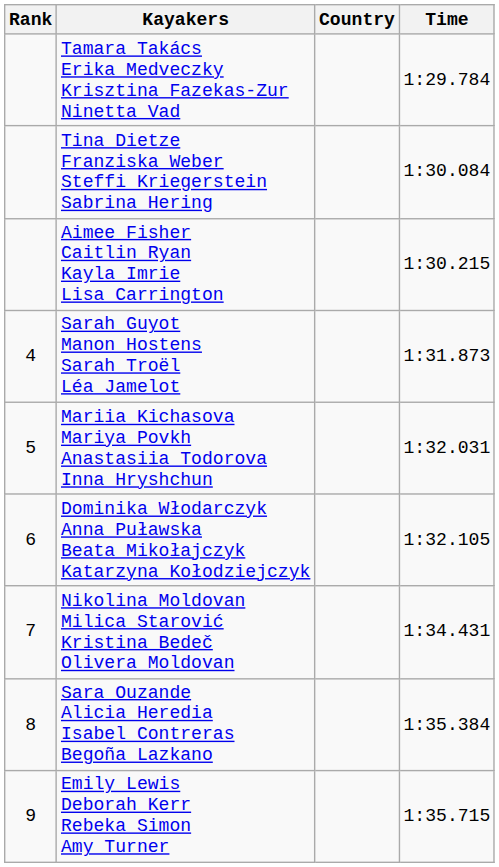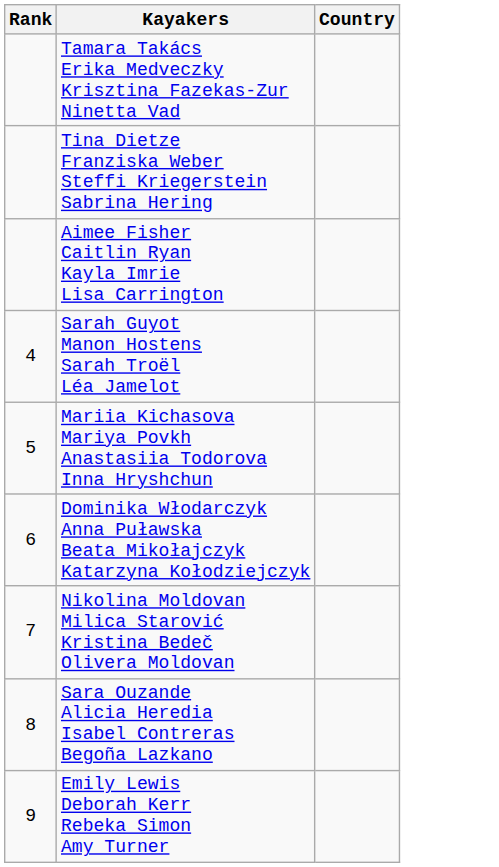- column: (447, 19)
